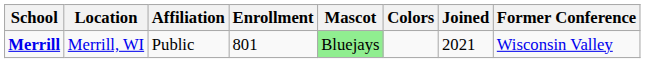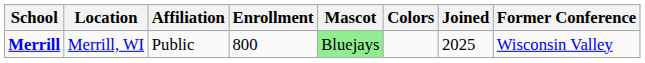(245, 44) 801 -> (245, 44) 800
(459, 44) 2021 -> (459, 44) 2025
